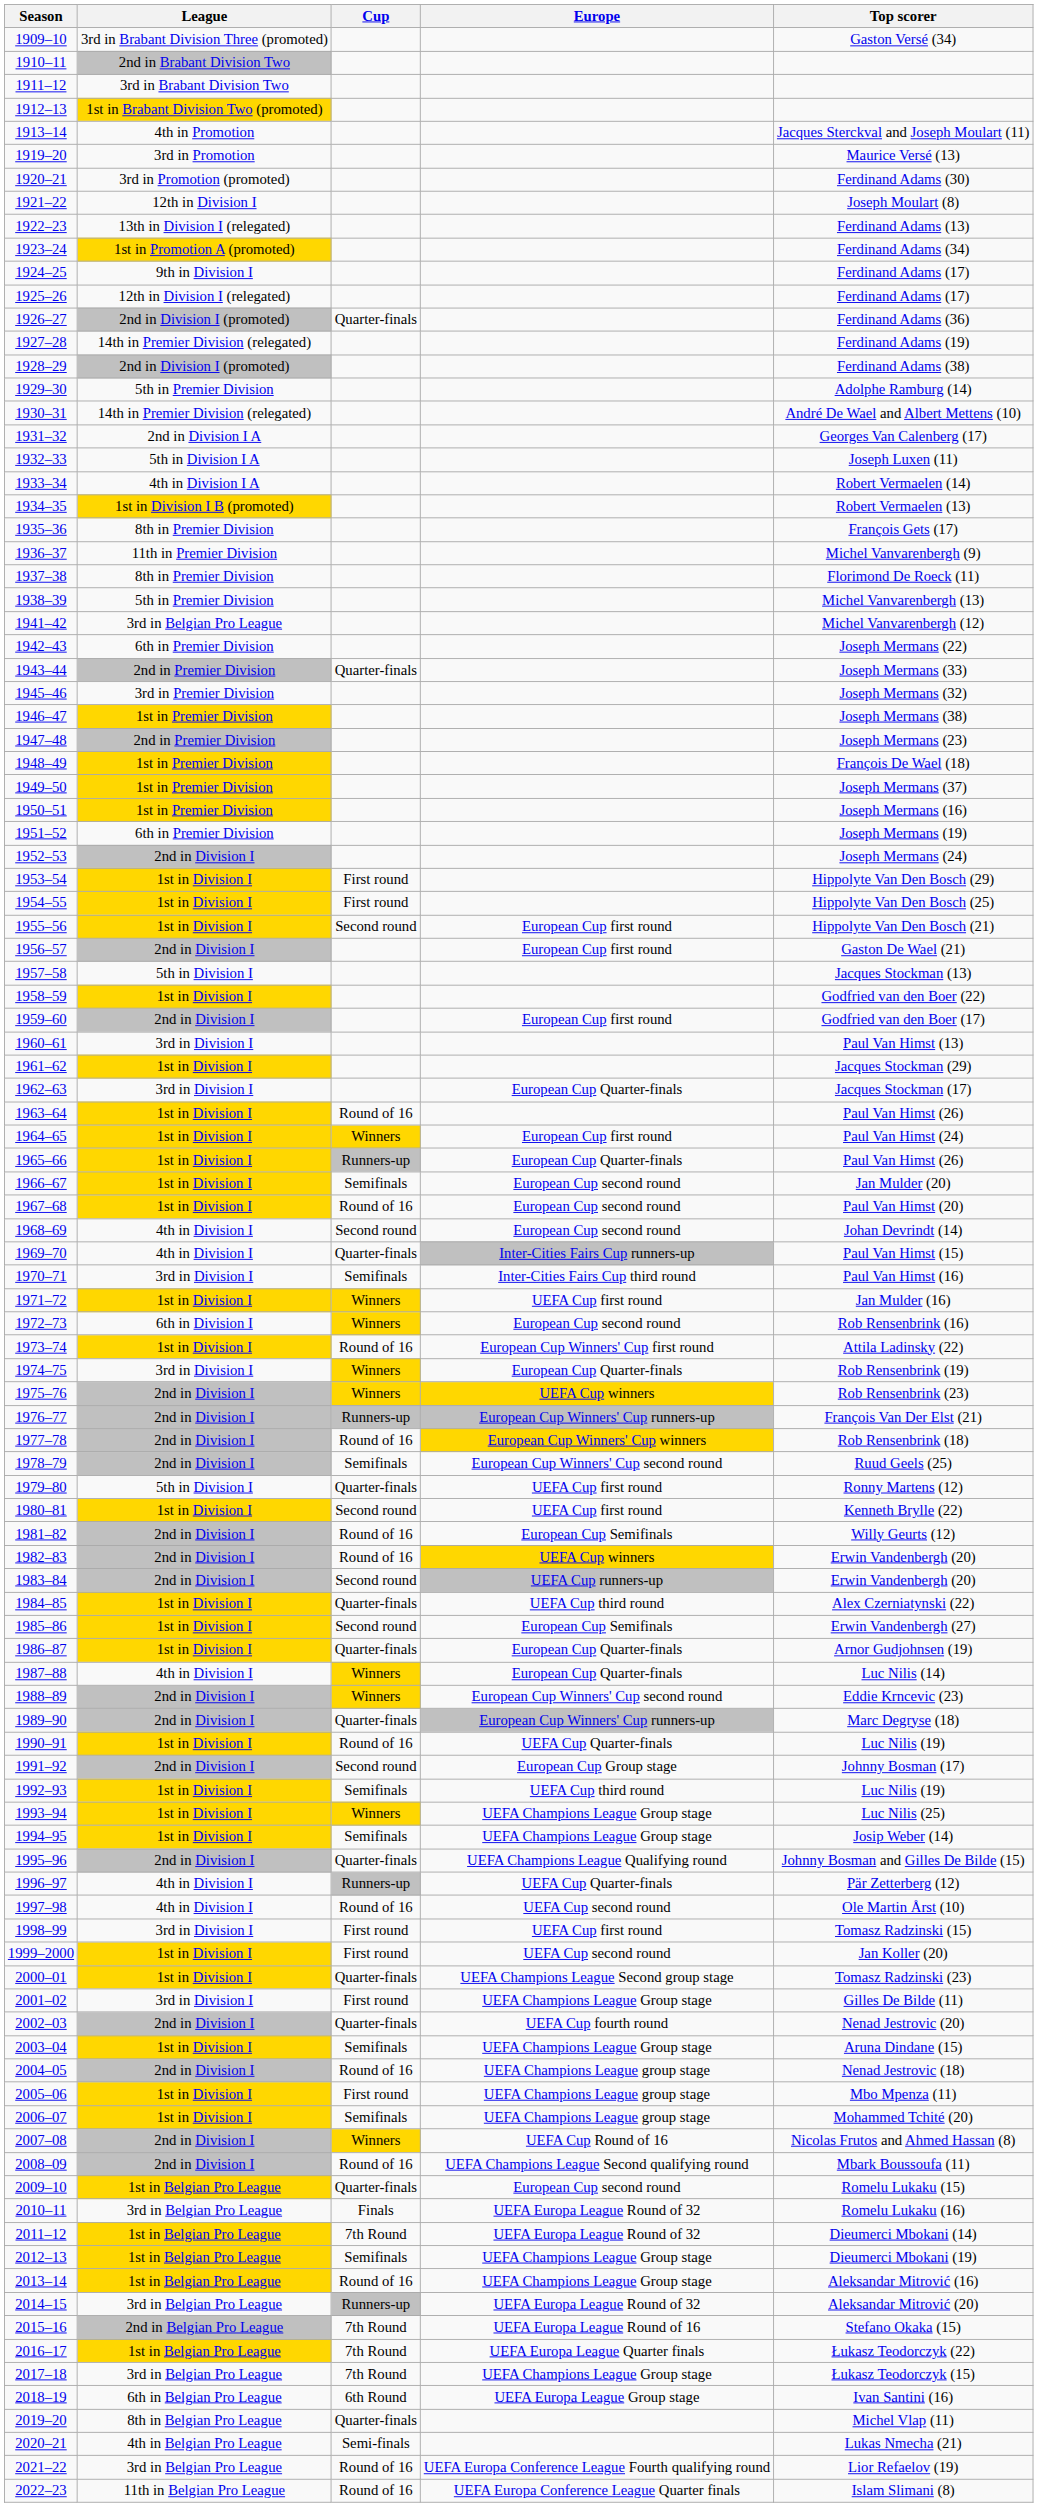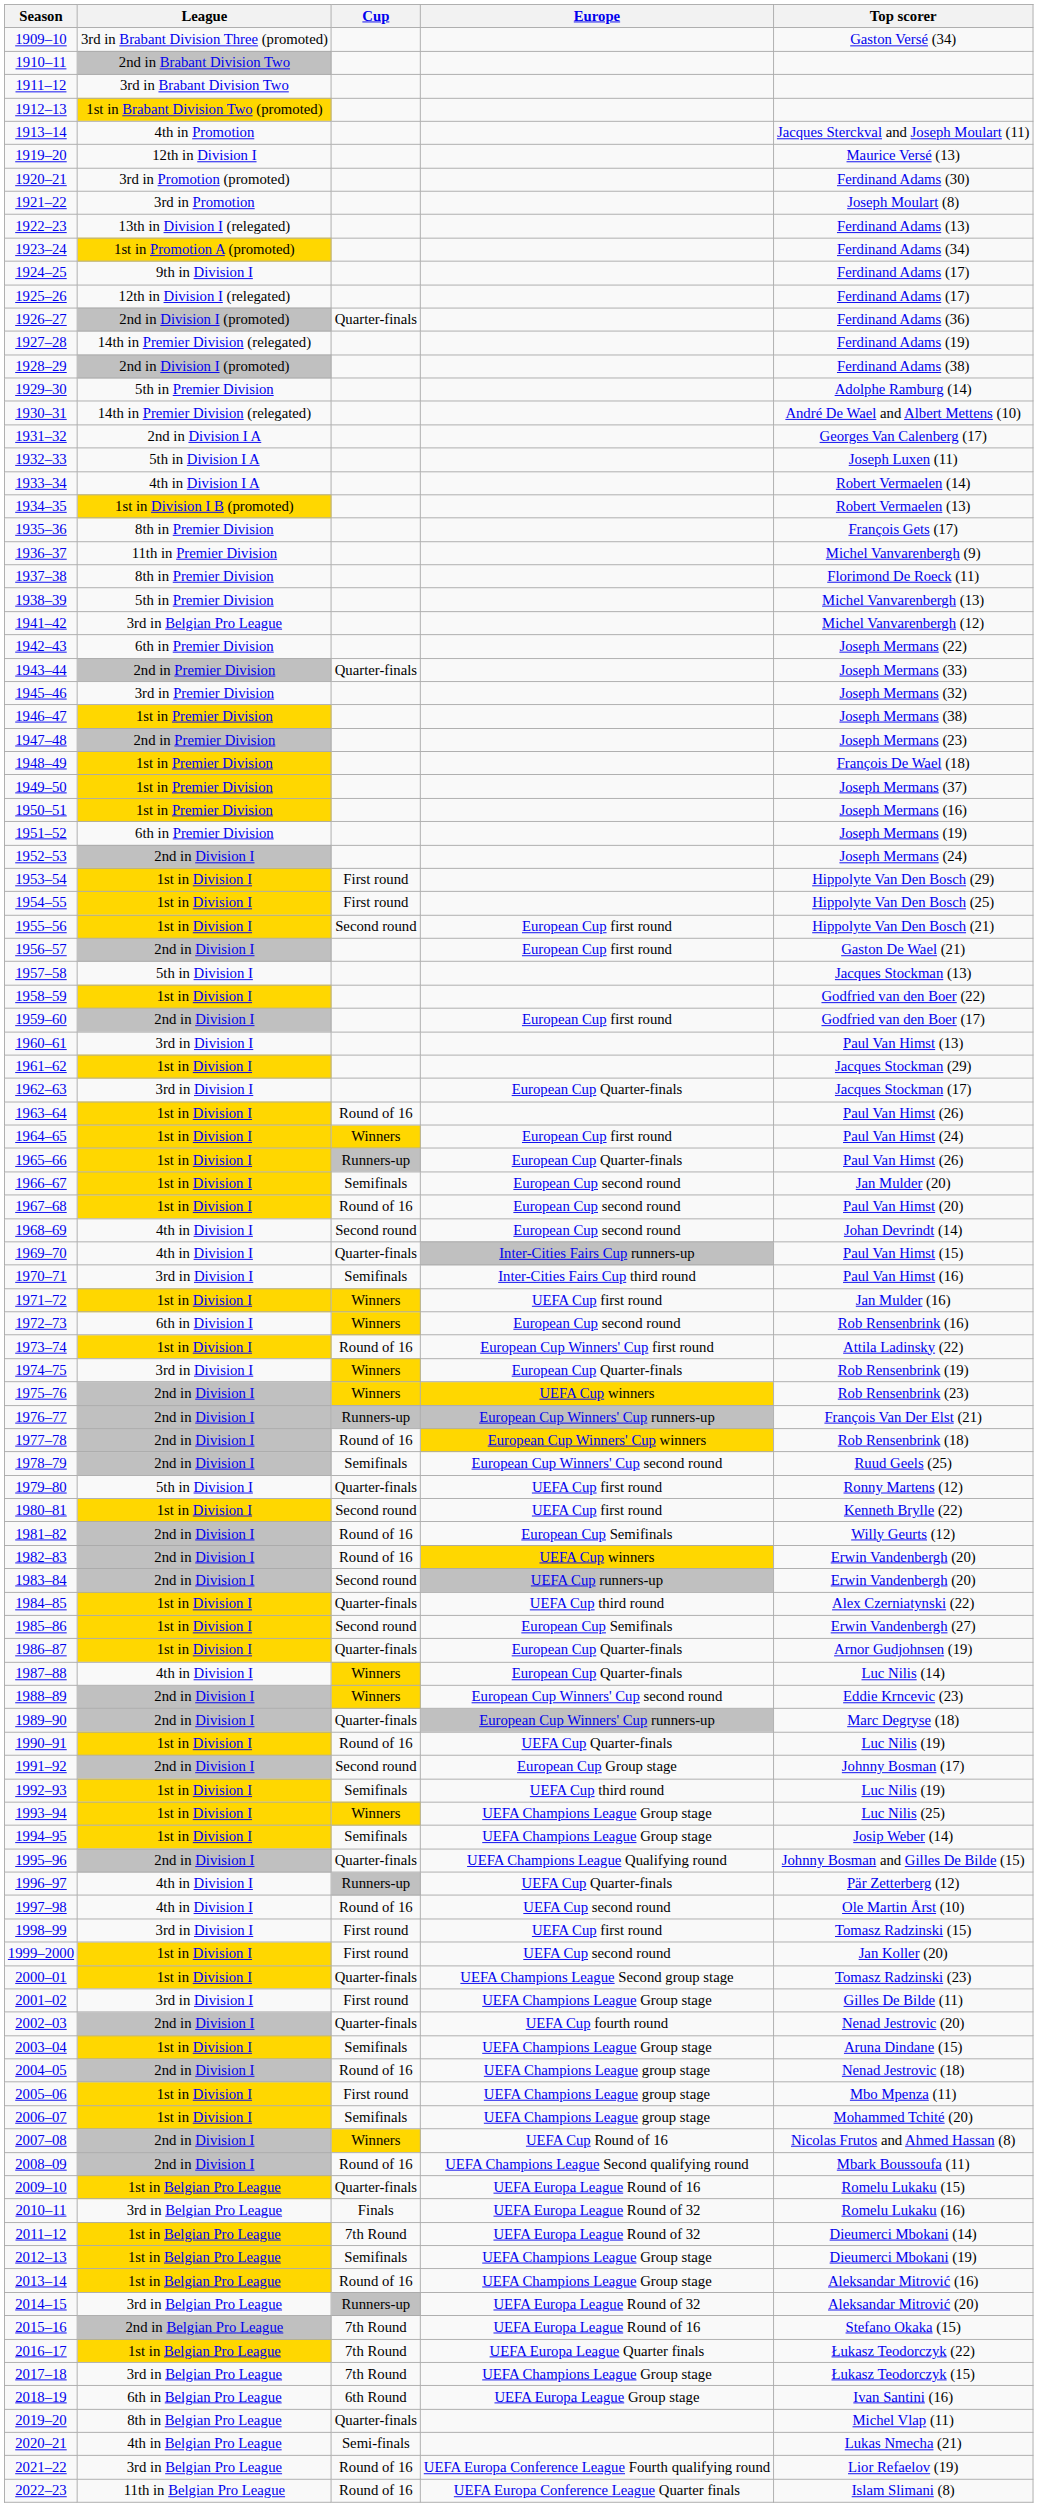(204, 156) 3rd in Promotion -> (204, 156) 12th in Division I
(204, 202) 12th in Division I -> (204, 202) 3rd in Promotion
(597, 2187) European Cup second round -> (597, 2187) UEFA Europa League Round of 16
